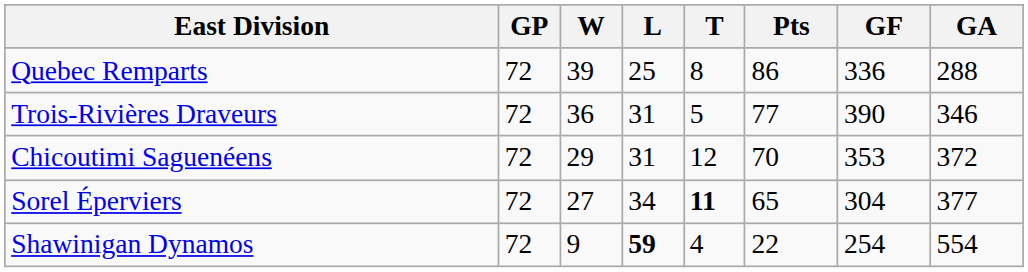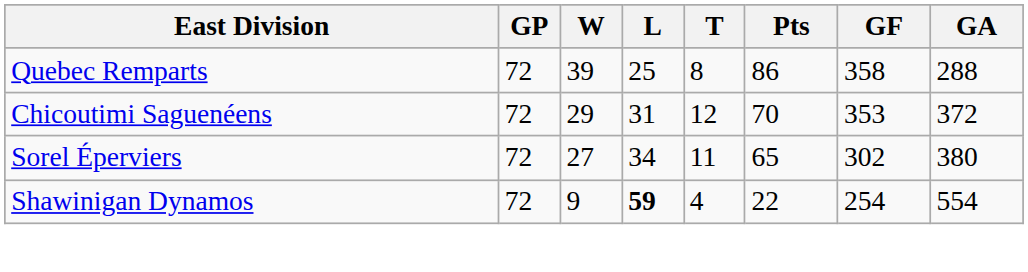(865, 69) 336 -> (865, 69) 358
- row: (144, 113)
(703, 200) bold -> (703, 157) normal
(865, 200) 304 -> (865, 157) 302
(957, 200) 377 -> (957, 157) 380
